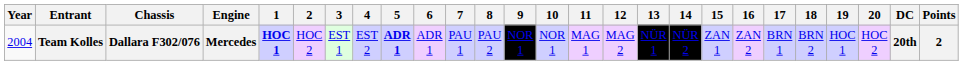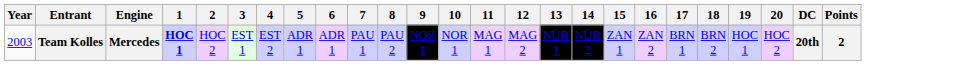- column: (154, 15)
(20, 42) 2004 -> (20, 42) 2003
(397, 42) bold -> (300, 42) normal
